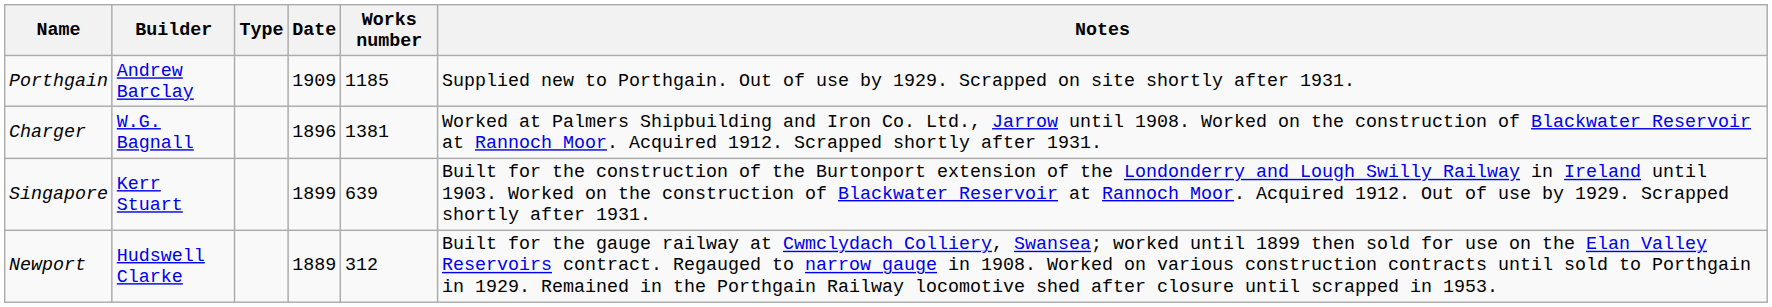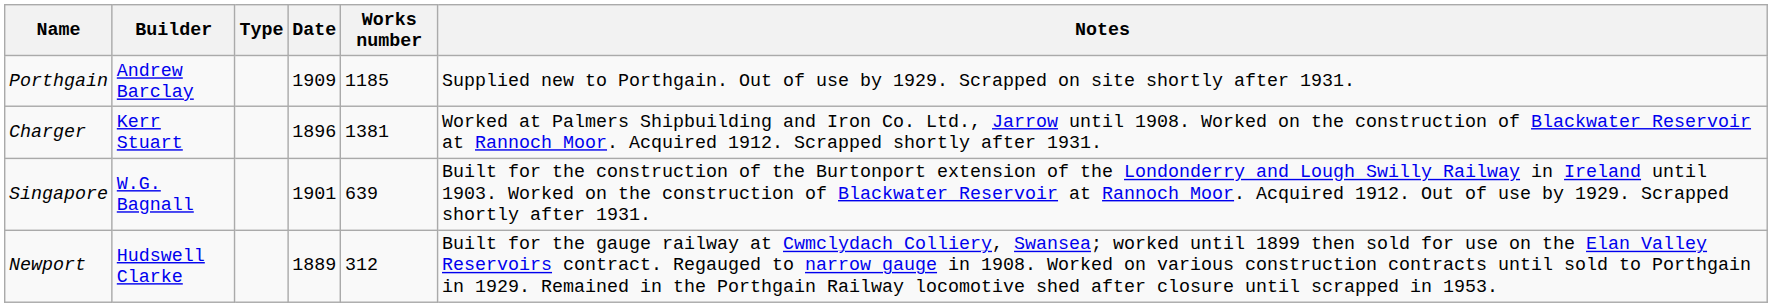(155, 132) W.G. Bagnall -> (150, 132) Kerr Stuart
(150, 194) Kerr Stuart -> (155, 194) W.G. Bagnall
(314, 194) 1899 -> (314, 194) 1901
